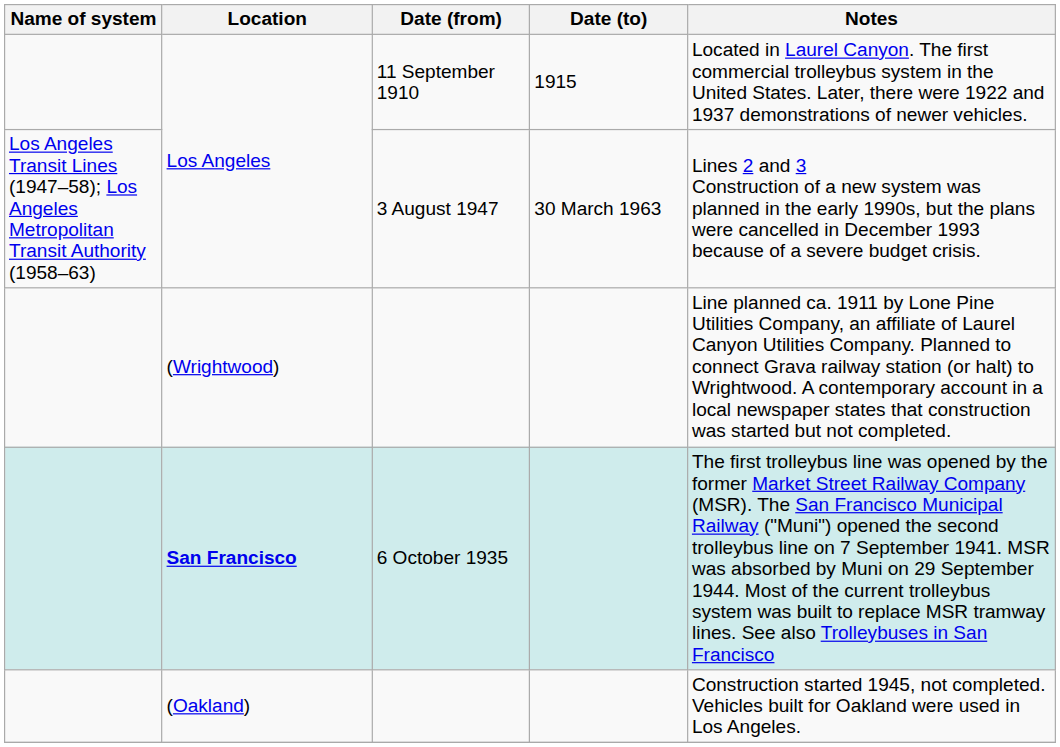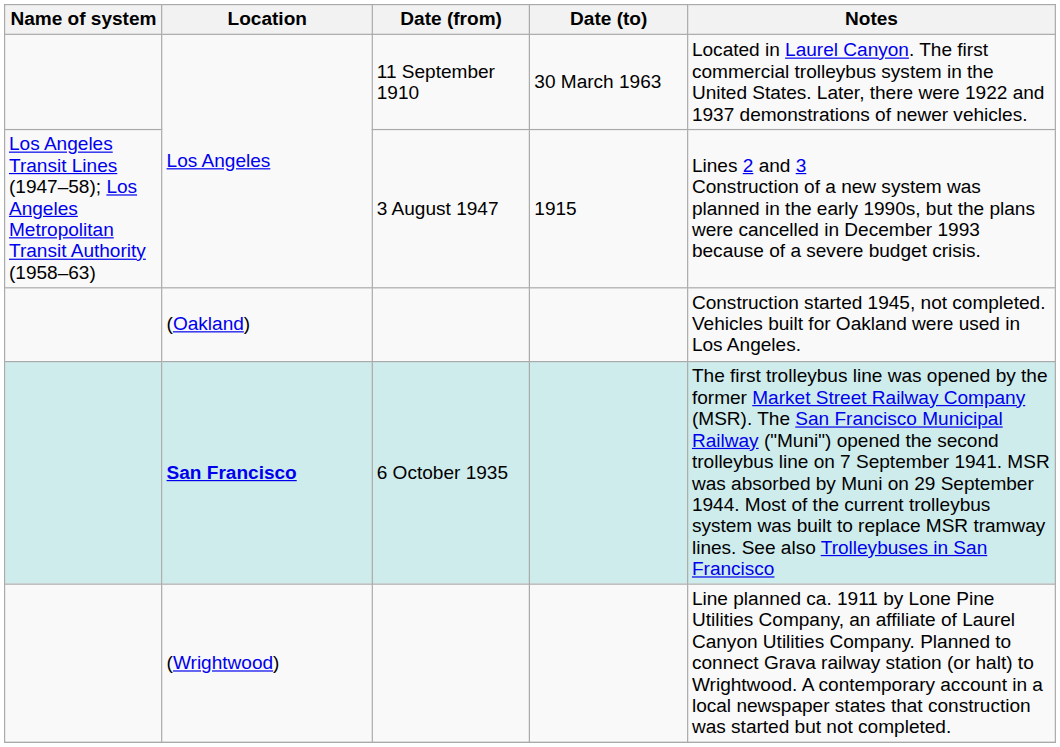(556, 81) 1915 -> (598, 81) 30 March 1963
(598, 208) 30 March 1963 -> (556, 208) 1915
rows swapped: (208, 706) <-> (223, 367)
